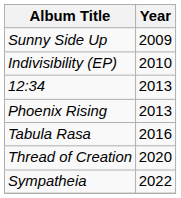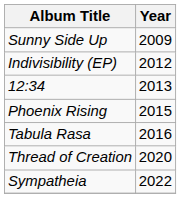(155, 63) 2010 -> (155, 63) 2012
(155, 110) 2013 -> (155, 110) 2015
